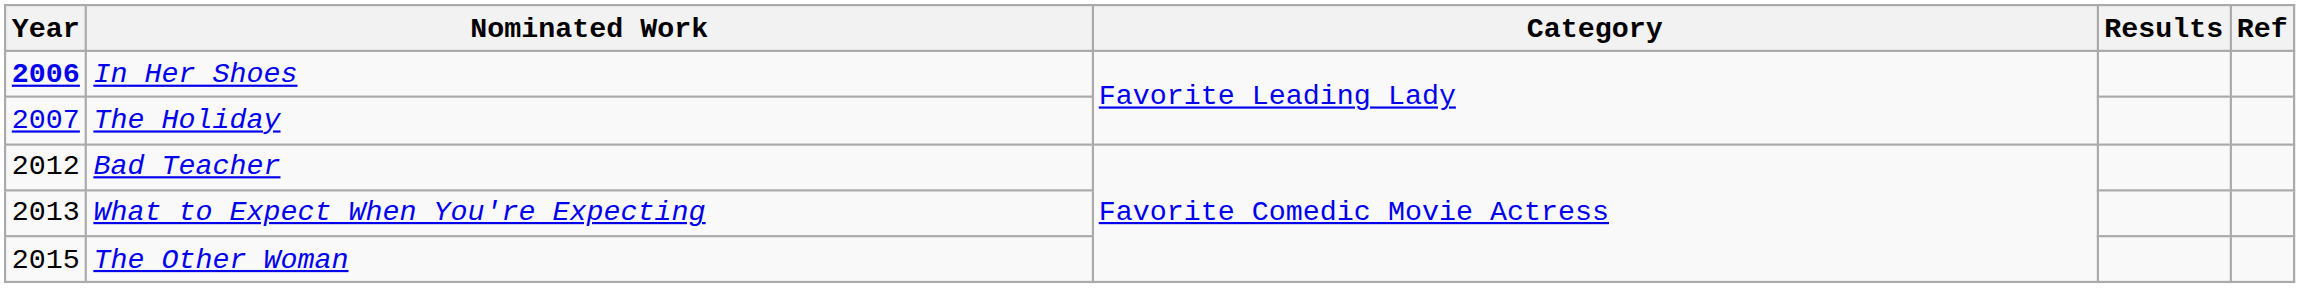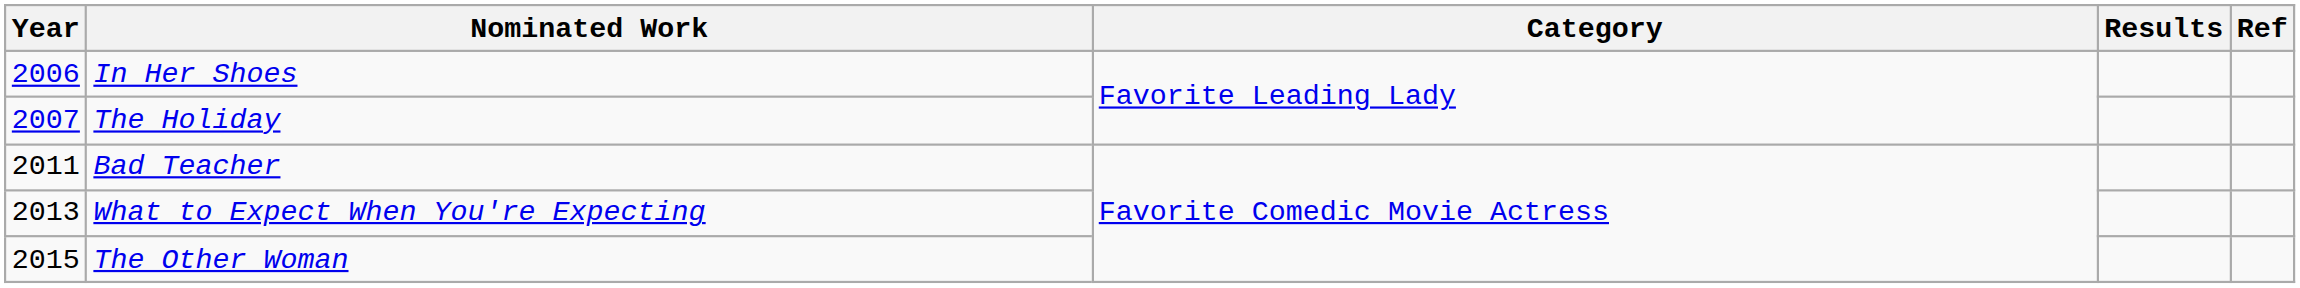(46, 74) bold -> (46, 74) normal
(46, 167) 2012 -> (46, 167) 2011
